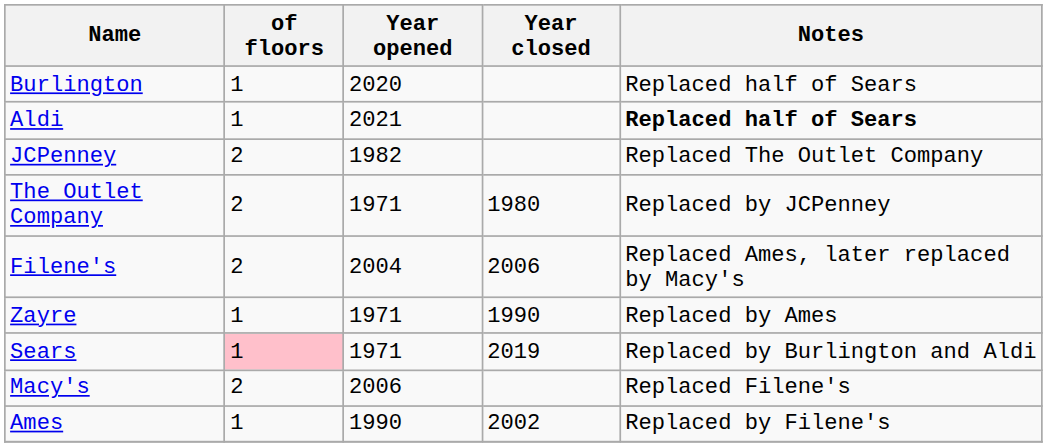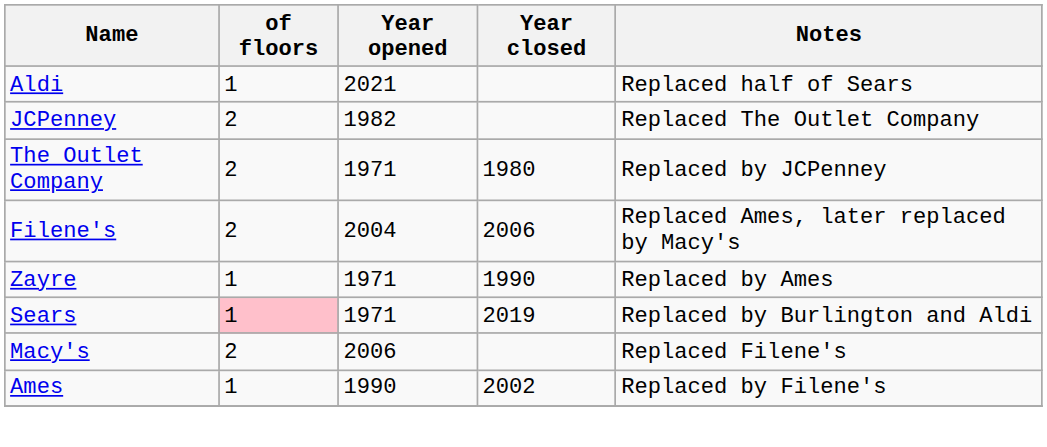- row: (76, 84)
(771, 120) bold -> (767, 84) normal
